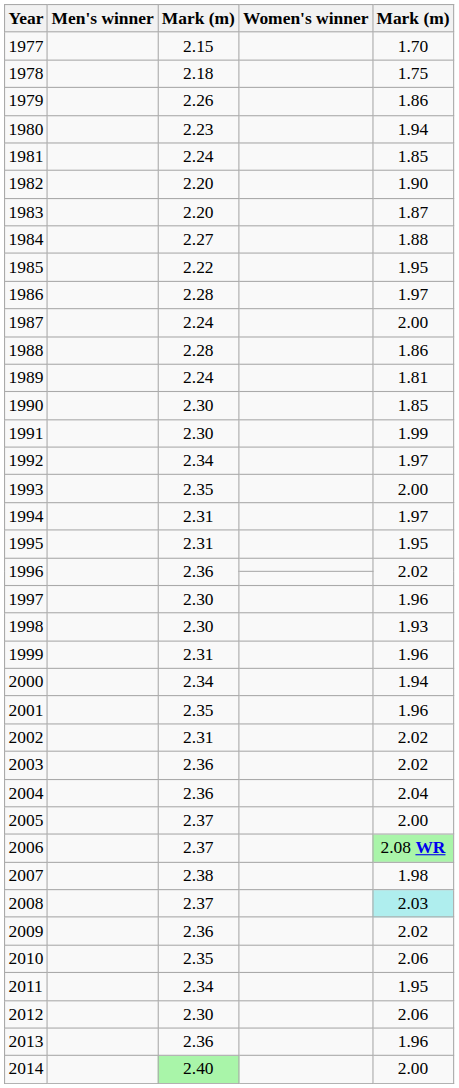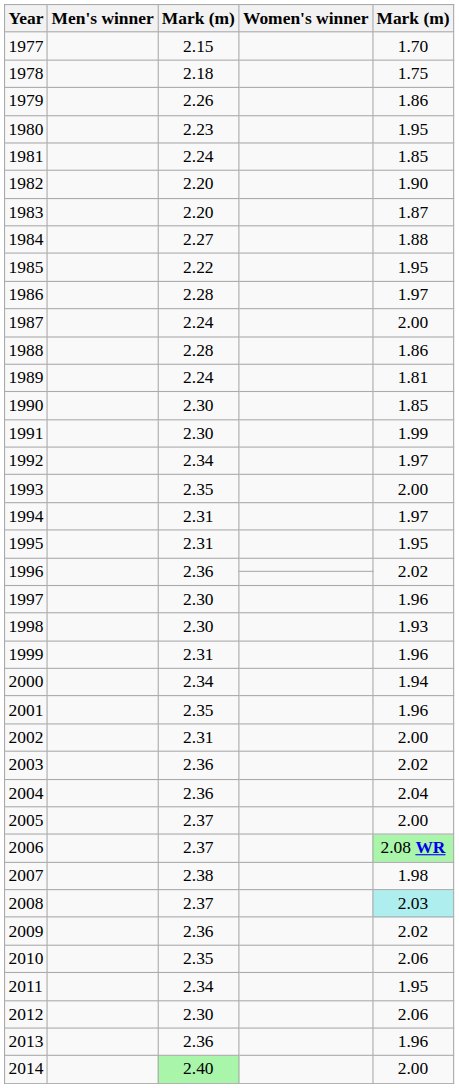(413, 128) 1.94 -> (413, 128) 1.95
(413, 737) 2.02 -> (413, 737) 2.00
